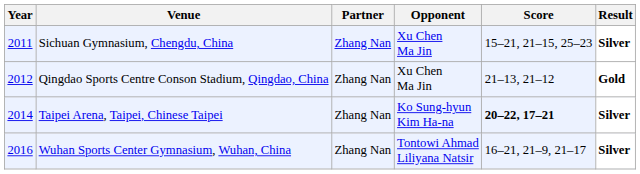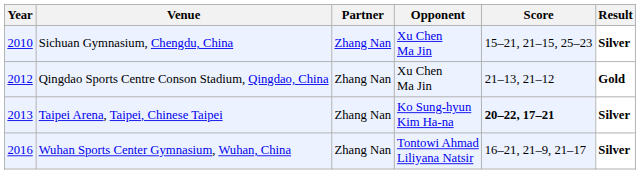(20, 43) 2011 -> (20, 43) 2010
(20, 115) 2014 -> (20, 115) 2013
